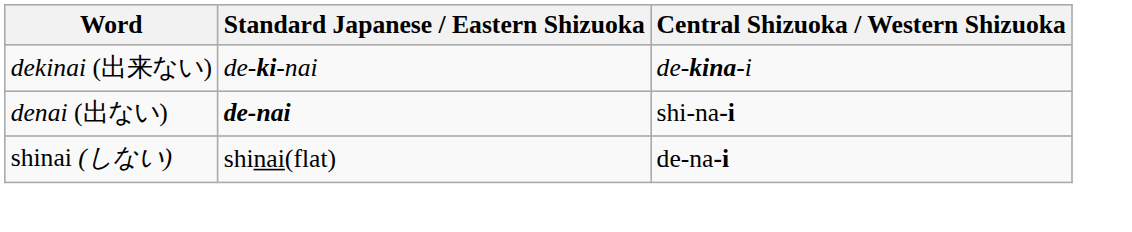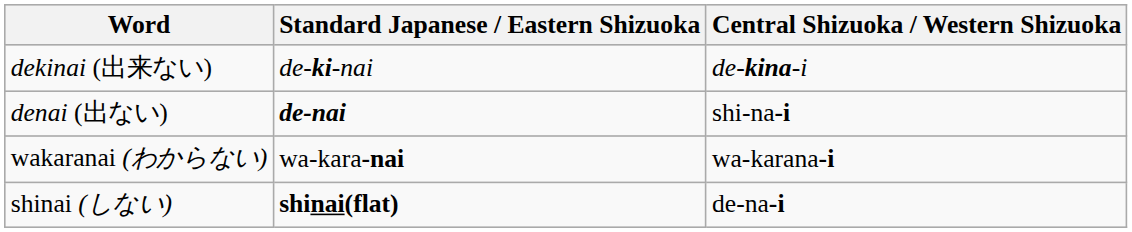+ row: (139, 157)
(280, 158) normal -> (339, 204) bold
